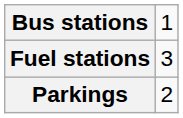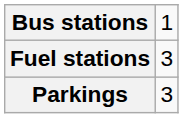(167, 94) 2 -> (167, 94) 3
